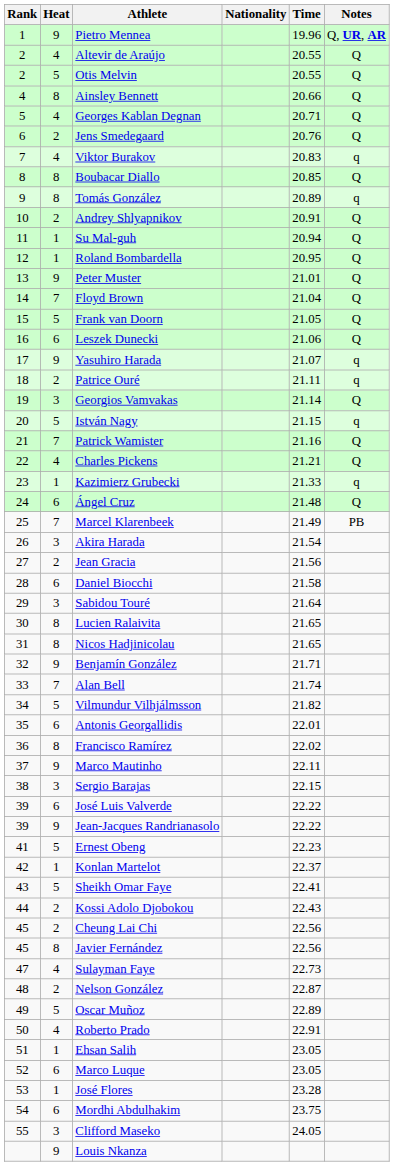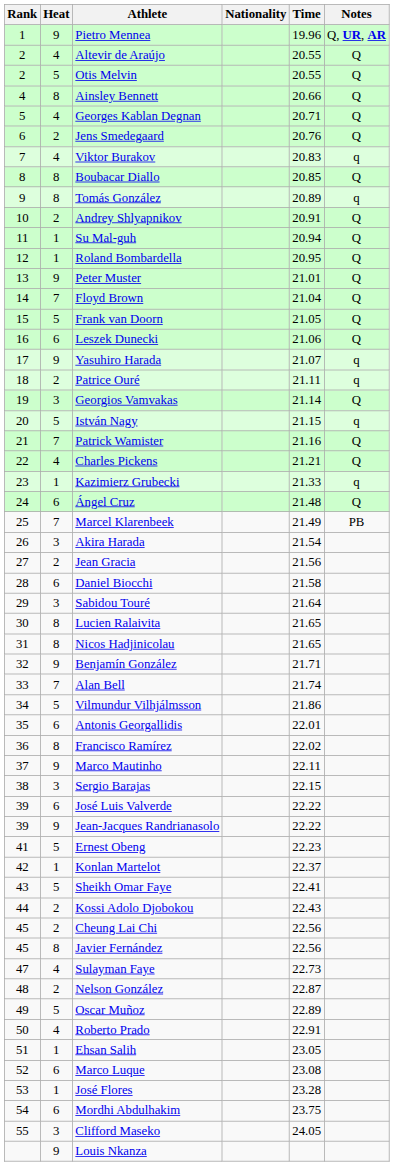(307, 704) 21.82 -> (307, 704) 21.86
(307, 1070) 23.05 -> (307, 1070) 23.08
